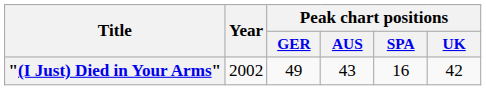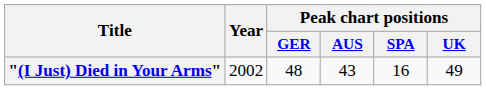(294, 70) 49 -> (294, 70) 48
(454, 70) 42 -> (454, 70) 49
